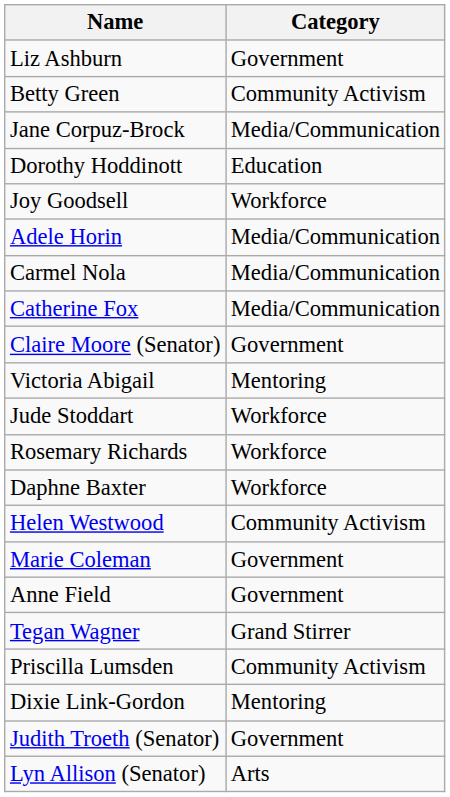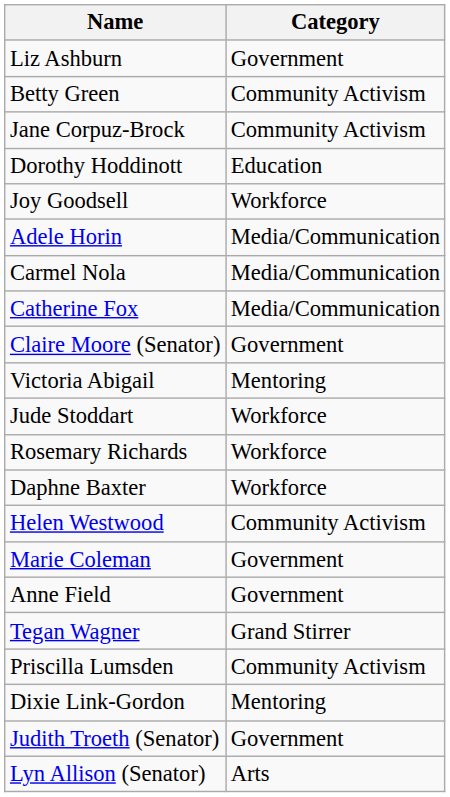(335, 129) Media/Communication -> (328, 129) Community Activism
